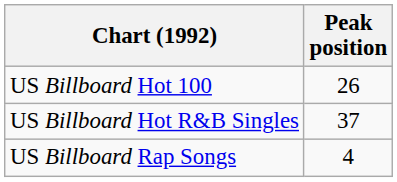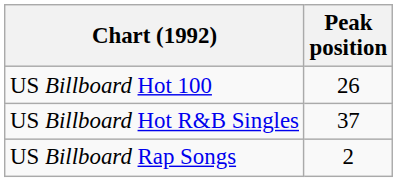(348, 157) 4 -> (348, 157) 2
